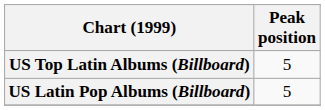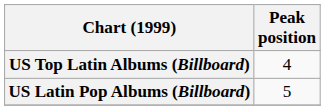(287, 64) 5 -> (287, 64) 4
